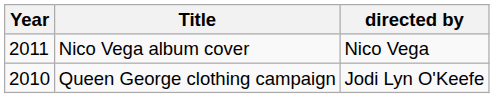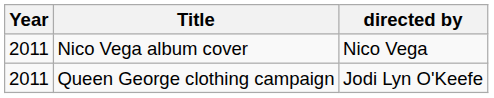(30, 78) 2010 -> (29, 78) 2011
